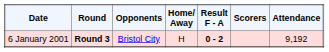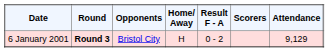(214, 39) bold -> (214, 39) normal
(296, 39) 9,192 -> (296, 39) 9,129
